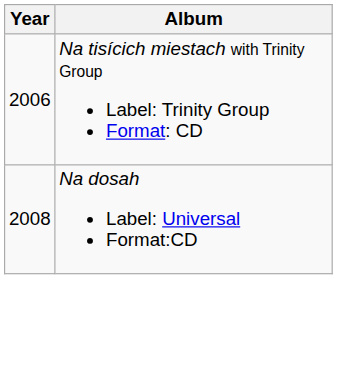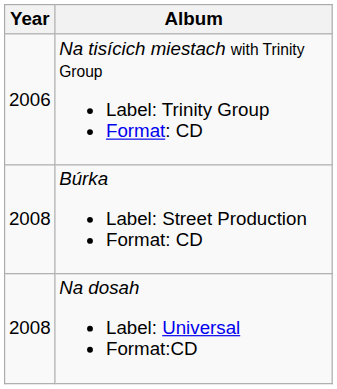+ row: (194, 210)
